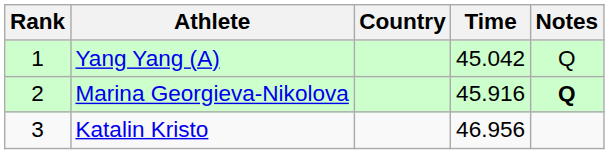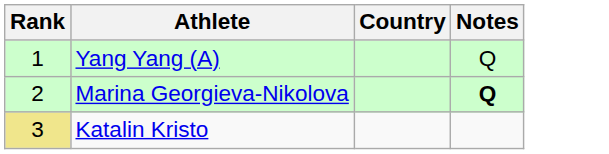- column: (491, 22)
(37, 129) no background -> (37, 129) khaki background
